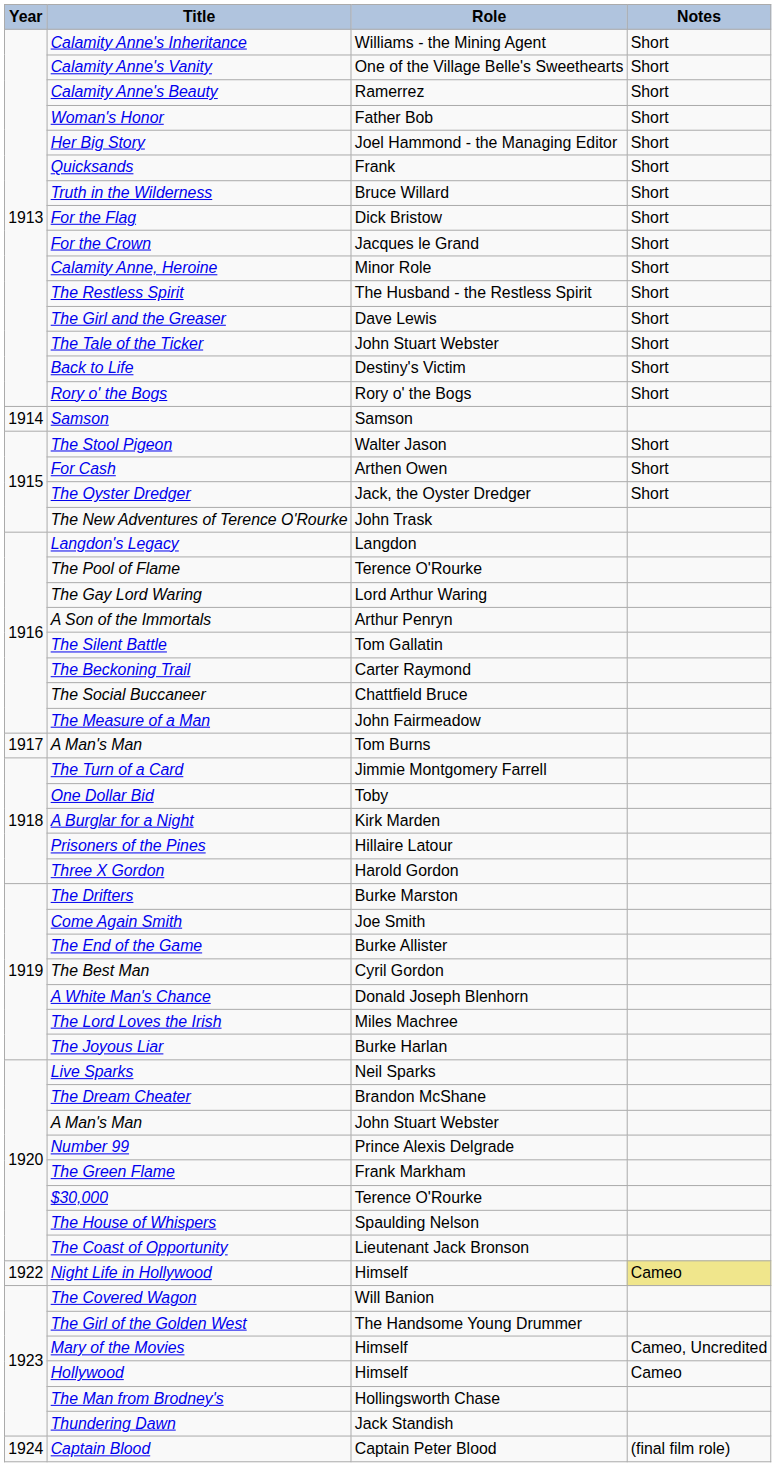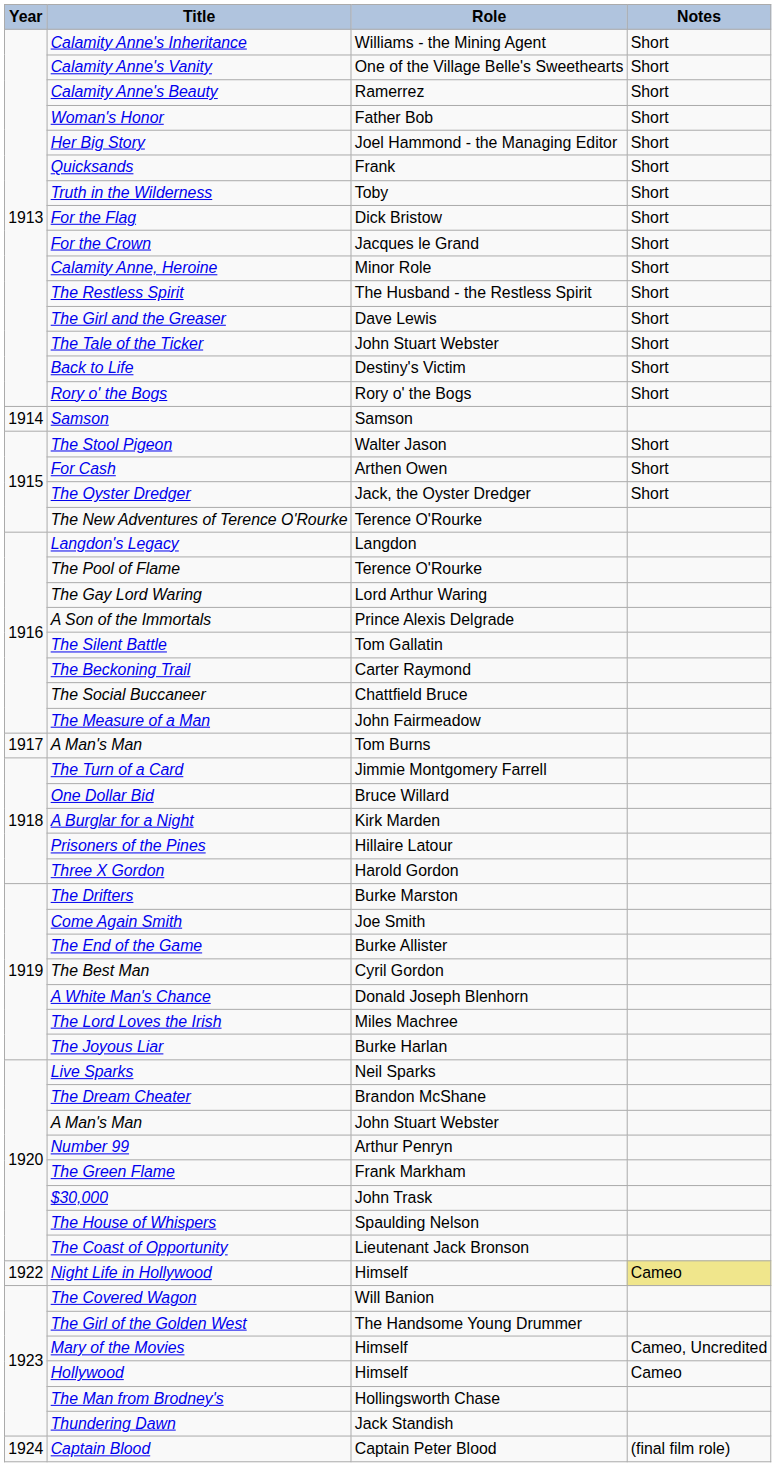(402, 192) Bruce Willard -> (372, 192) Toby
(394, 519) John Trask -> (418, 519) Terence O'Rourke
(404, 619) Arthur Penryn -> (434, 619) Prince Alexis Delgrade
(372, 795) Toby -> (402, 795) Bruce Willard
(434, 1147) Prince Alexis Delgrade -> (404, 1147) Arthur Penryn
(418, 1197) Terence O'Rourke -> (394, 1197) John Trask
